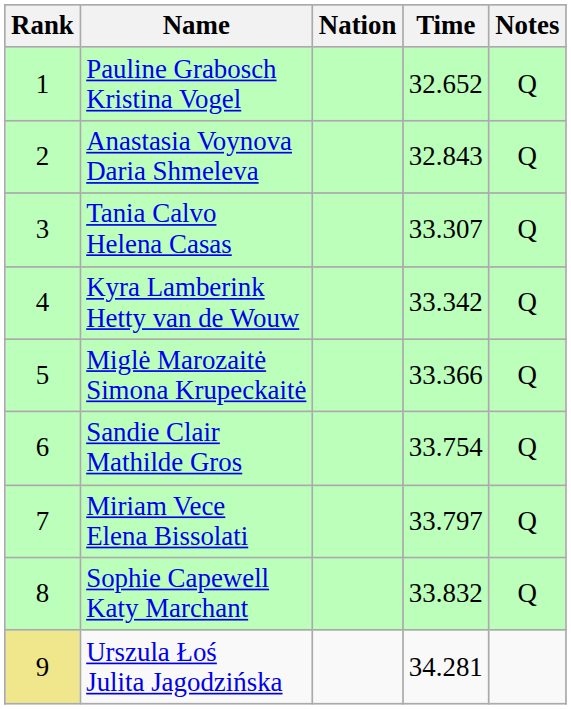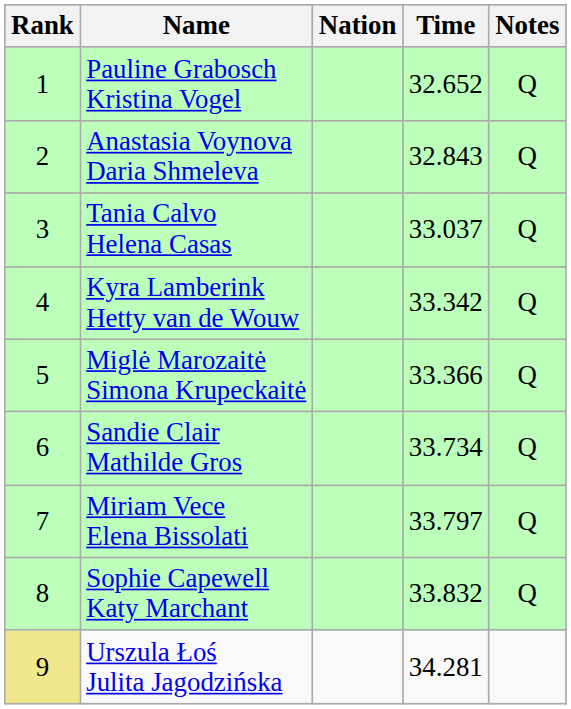(446, 229) 33.307 -> (446, 229) 33.037
(446, 447) 33.754 -> (446, 447) 33.734
